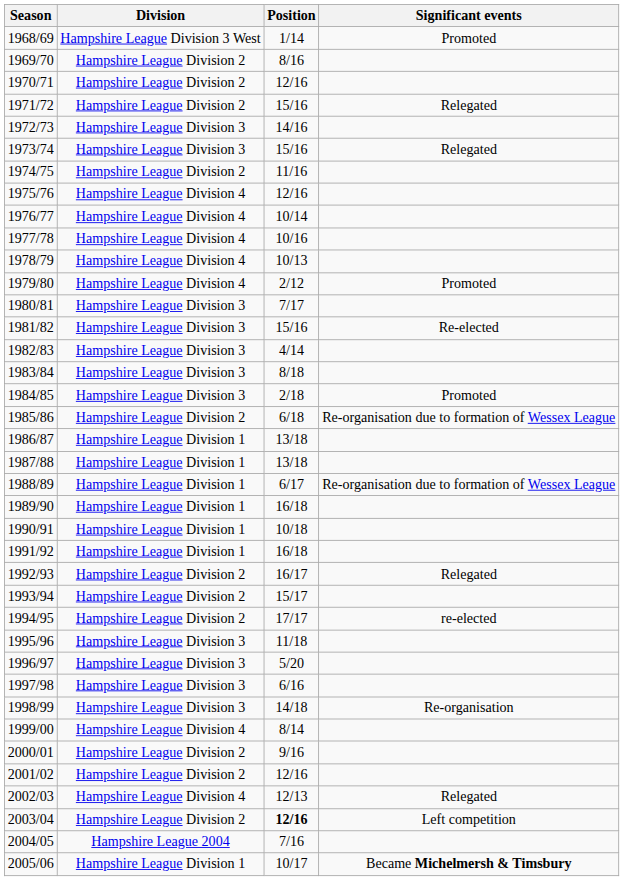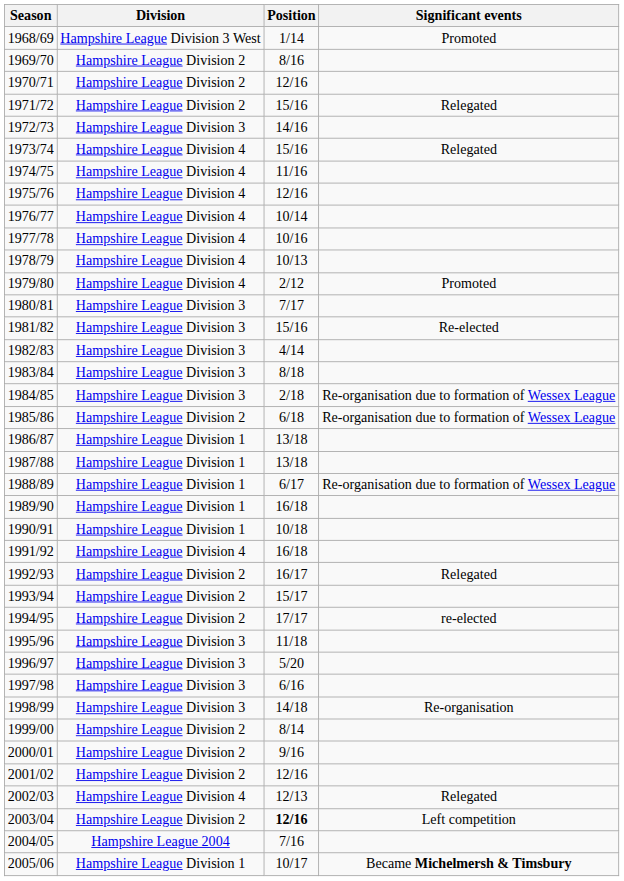(161, 149) Hampshire League Division 3 -> (161, 149) Hampshire League Division 4
(161, 171) Hampshire League Division 2 -> (161, 171) Hampshire League Division 4
(469, 395) Promoted -> (469, 395) Re-organisation due to formation of Wessex League
(161, 551) Hampshire League Division 1 -> (161, 551) Hampshire League Division 4
(161, 730) Hampshire League Division 4 -> (161, 730) Hampshire League Division 2
